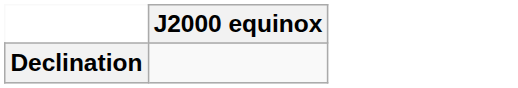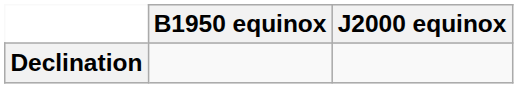+ column: (240, 23)
